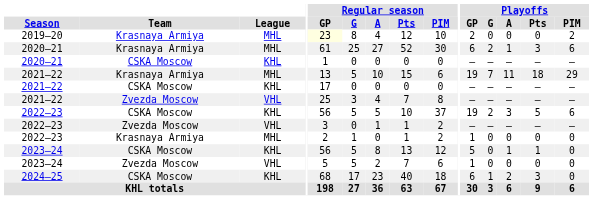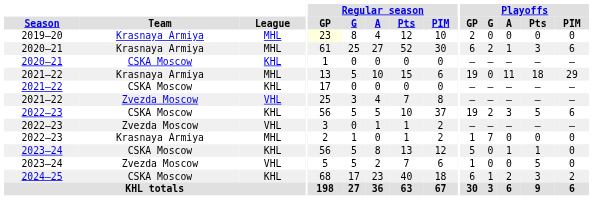(572, 36) 2 -> (572, 36) 0
(490, 74) 7 -> (490, 74) 0
(490, 138) 0 -> (490, 138) 7
(538, 163) 0 -> (538, 163) 5
(572, 176) 0 -> (572, 176) 2
